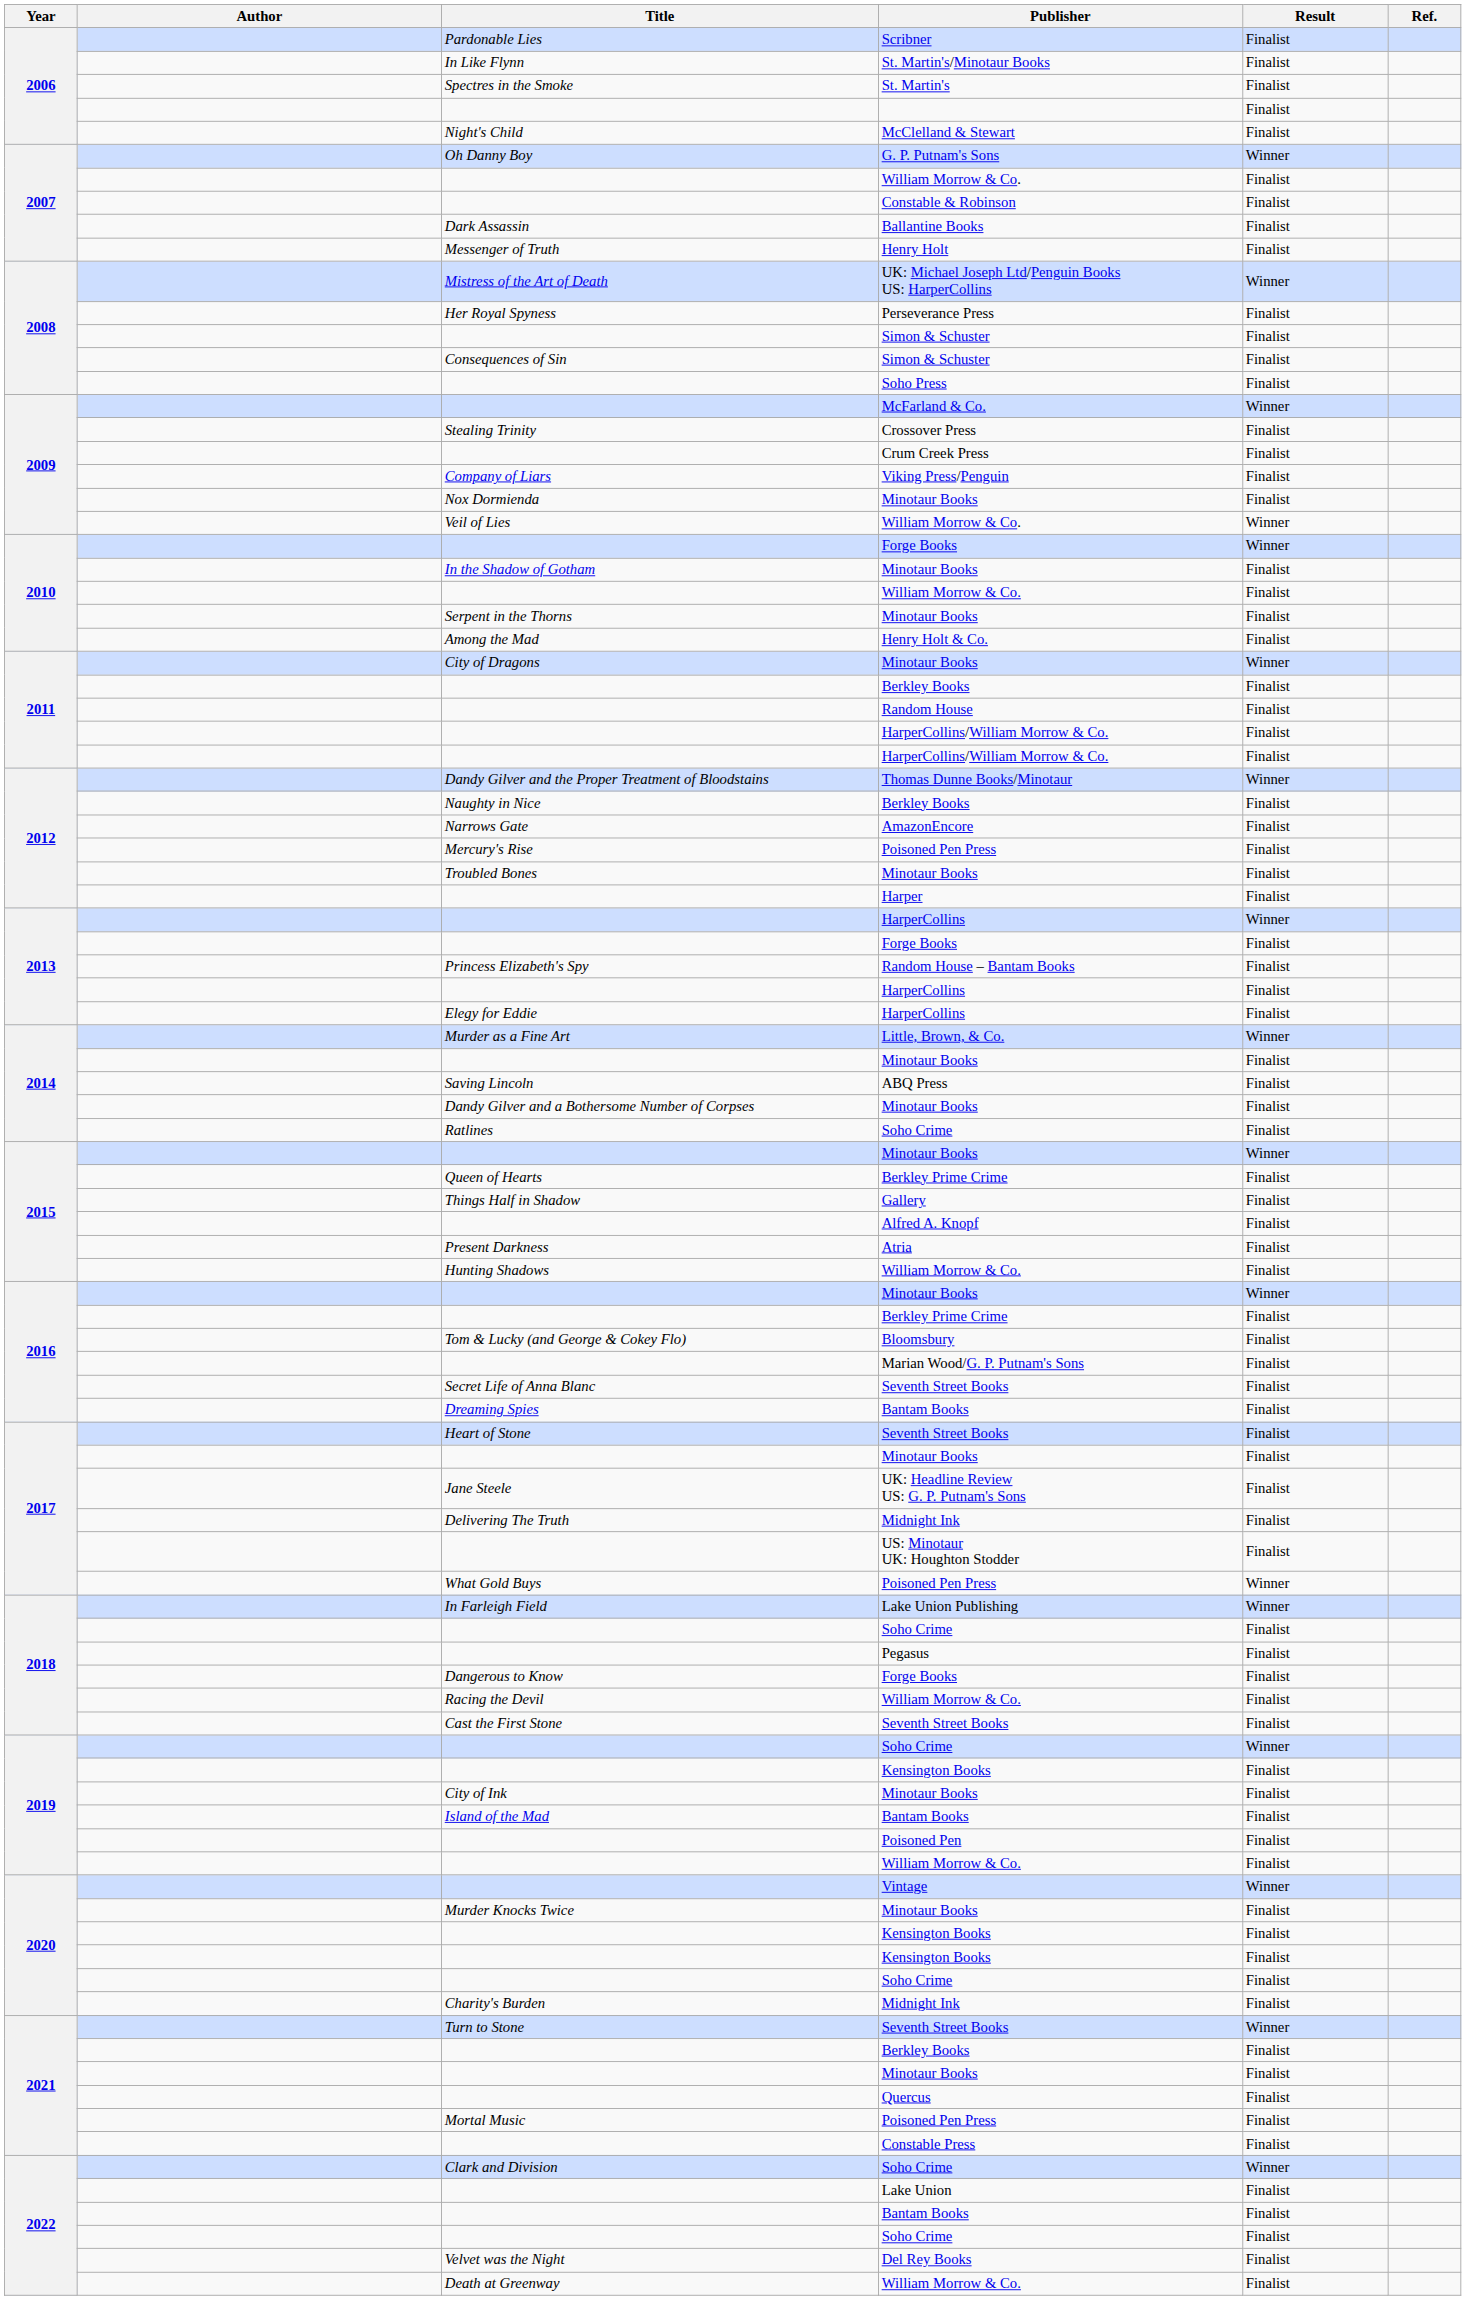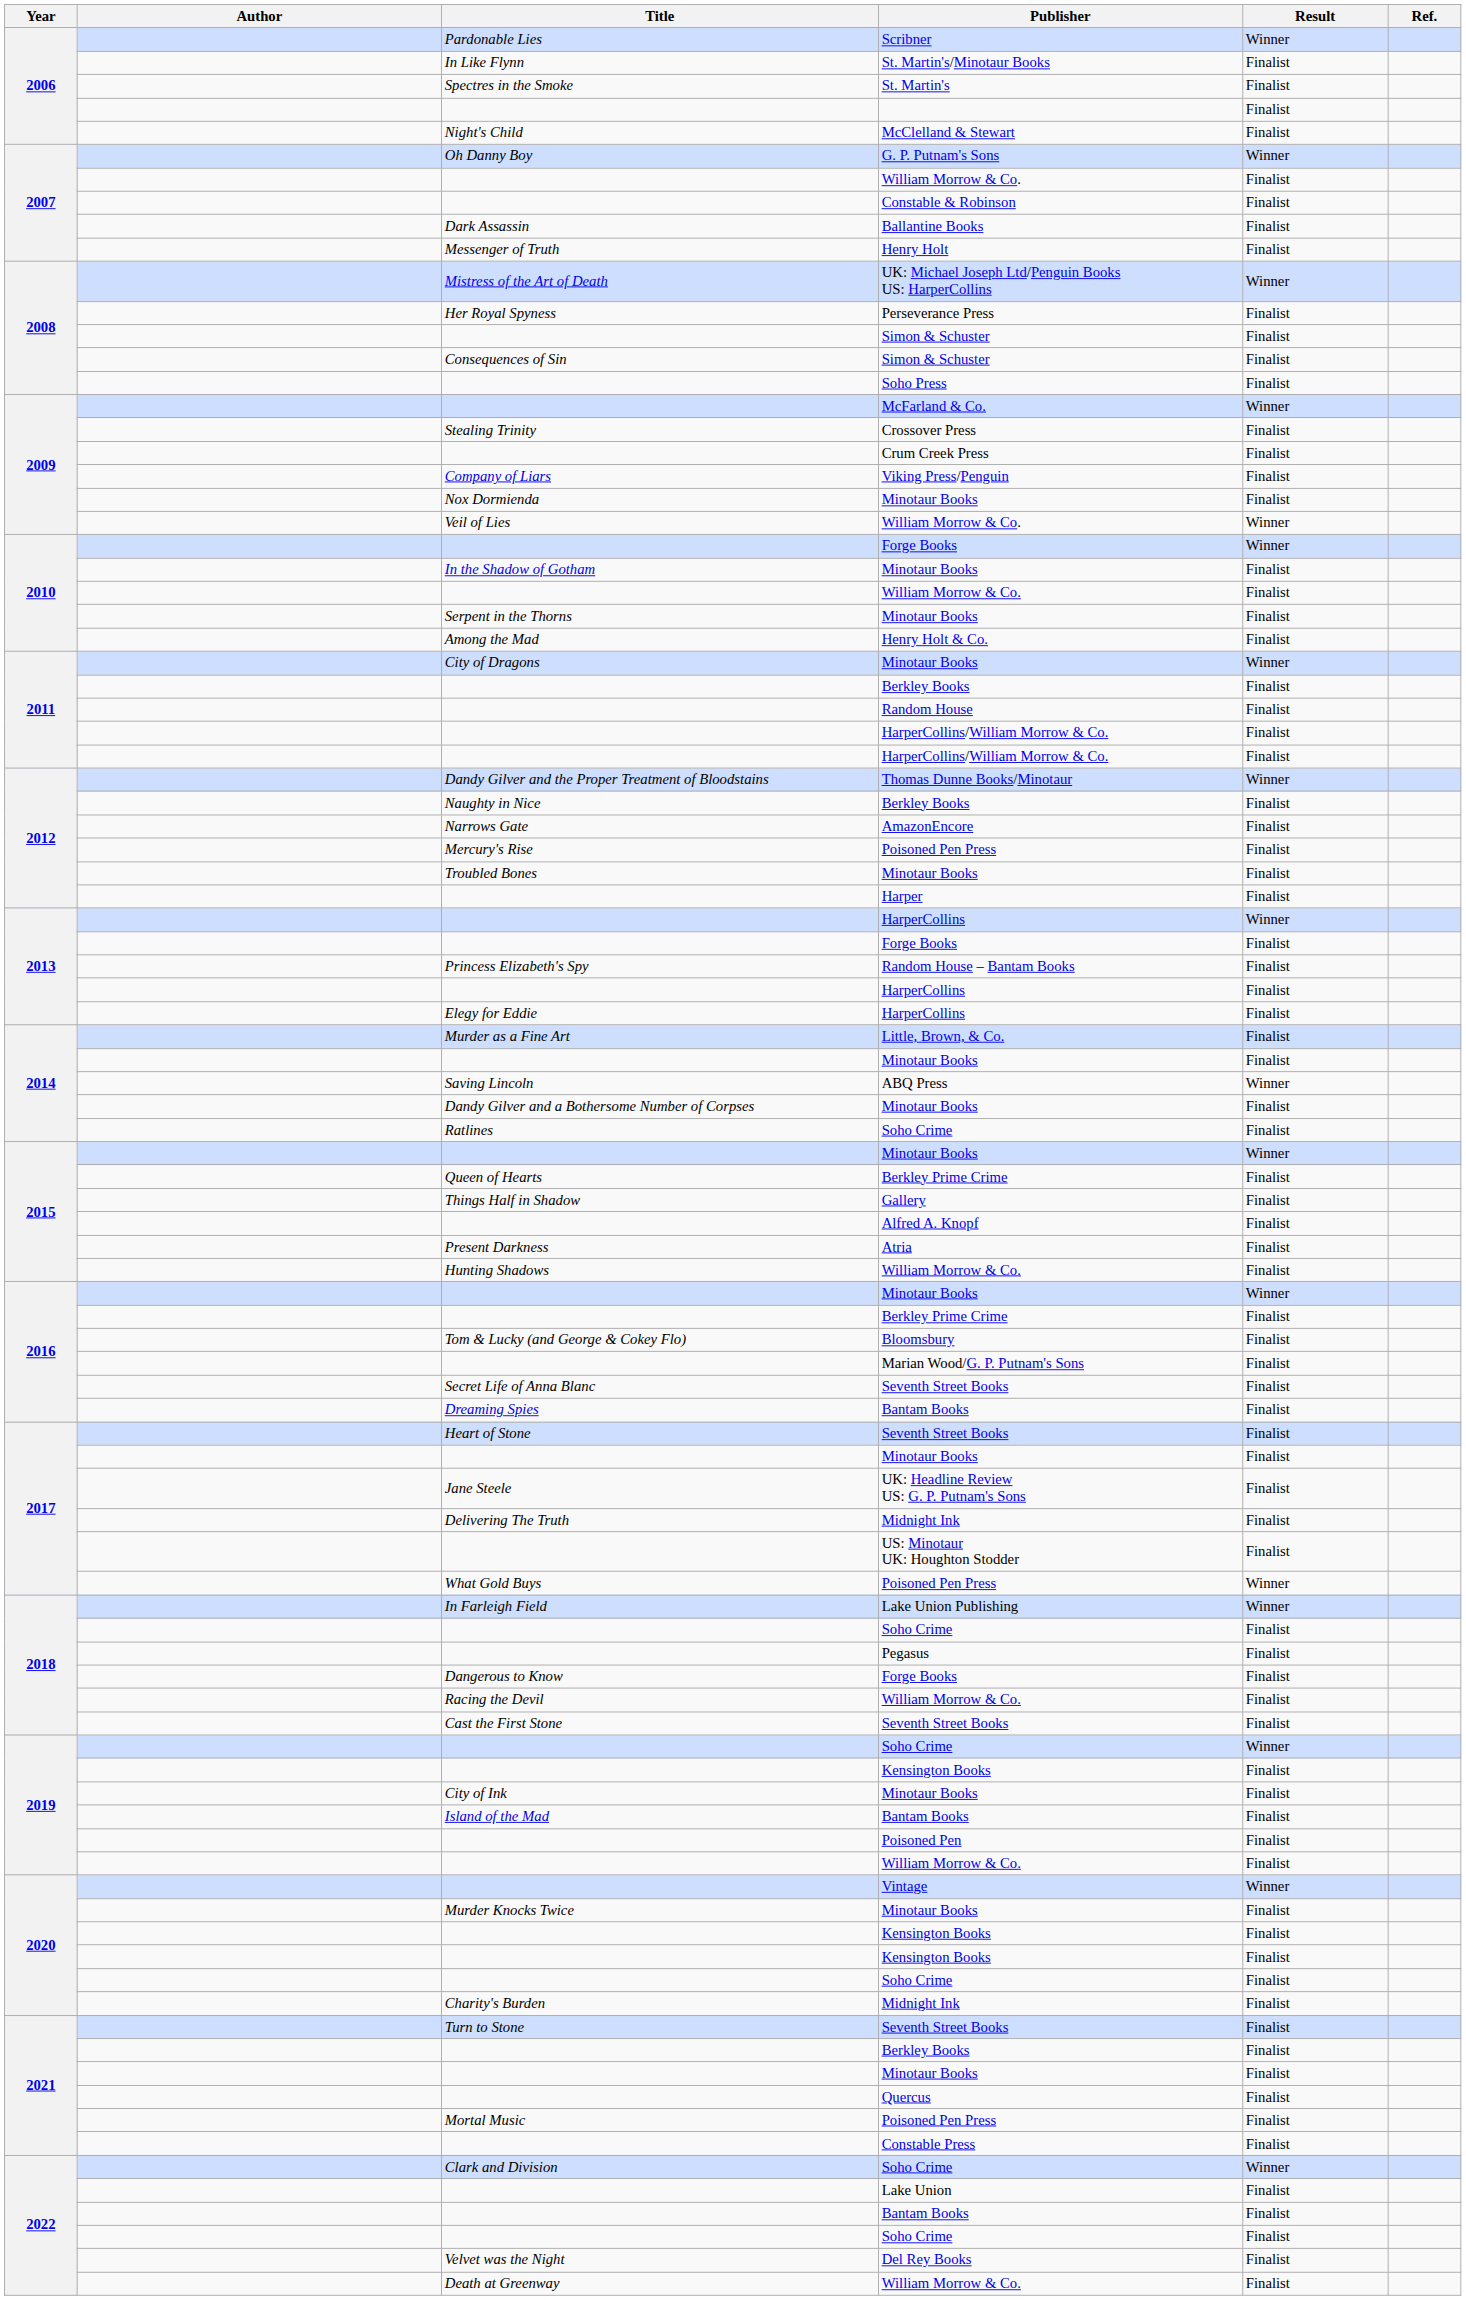(1268, 39) Finalist -> (1268, 39) Winner
(1268, 1036) Winner -> (1268, 1036) Finalist
(1268, 1083) Finalist -> (1268, 1083) Winner
(1268, 2026) Winner -> (1268, 2026) Finalist
